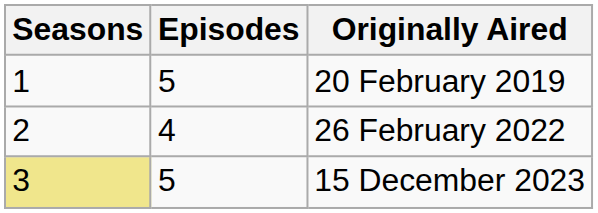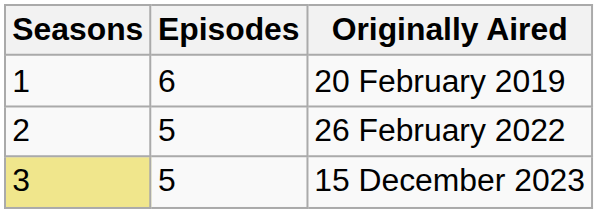(167, 80) 5 -> (167, 80) 6
(167, 130) 4 -> (167, 130) 5
